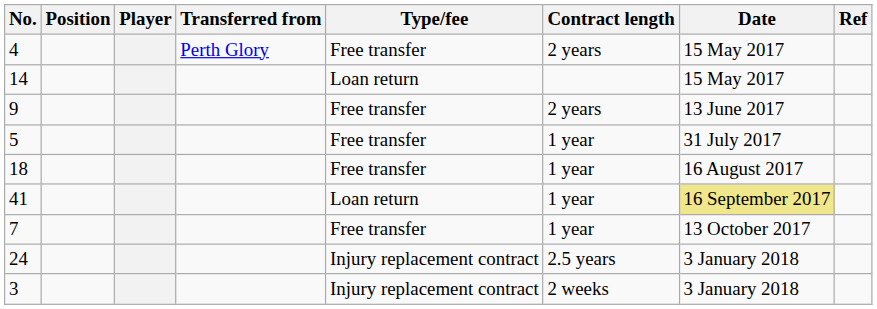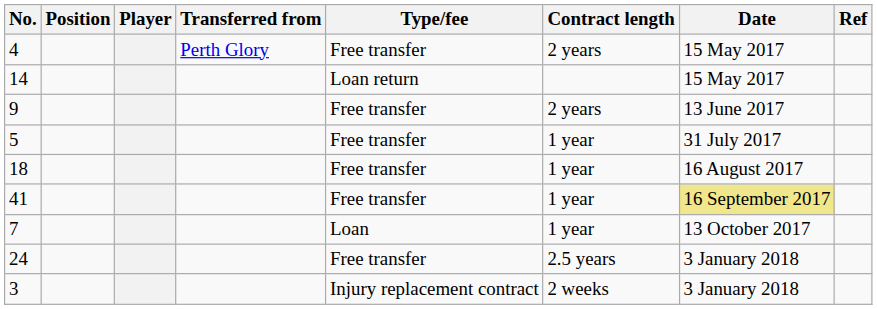(374, 199) Loan return -> (378, 199) Free transfer
(378, 229) Free transfer -> (349, 229) Loan
(434, 259) Injury replacement contract -> (378, 259) Free transfer
